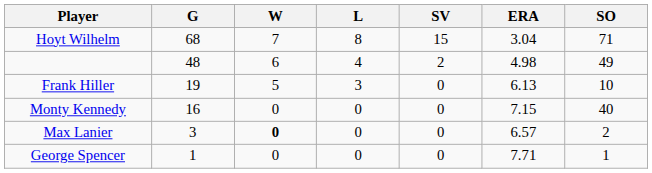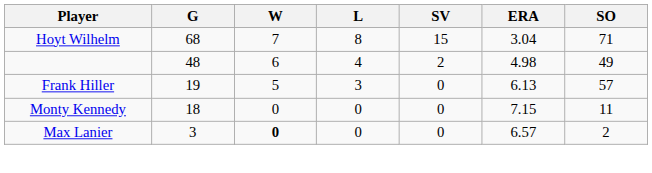(606, 86) 10 -> (606, 86) 57
(193, 109) 16 -> (193, 109) 18
(606, 109) 40 -> (606, 109) 11
- row: (78, 156)
